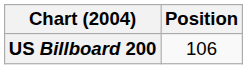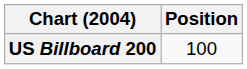(202, 48) 106 -> (202, 48) 100
